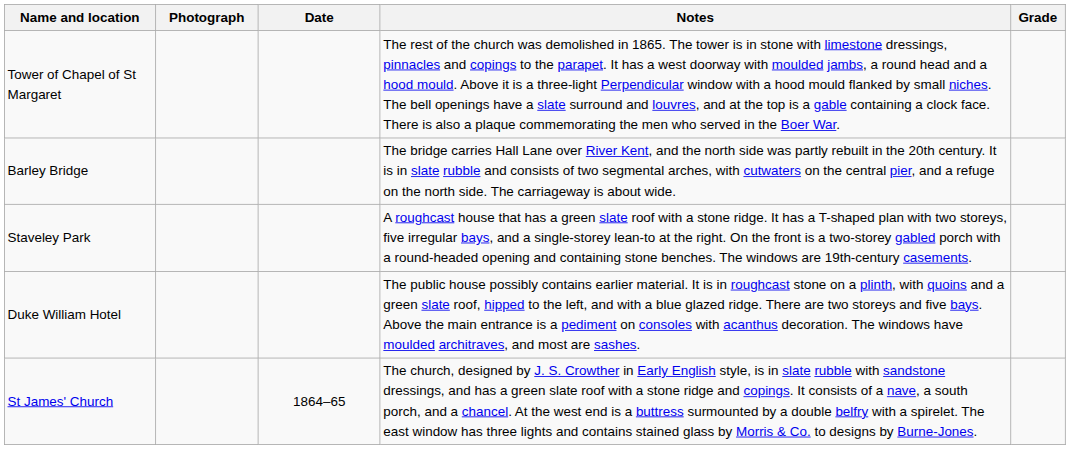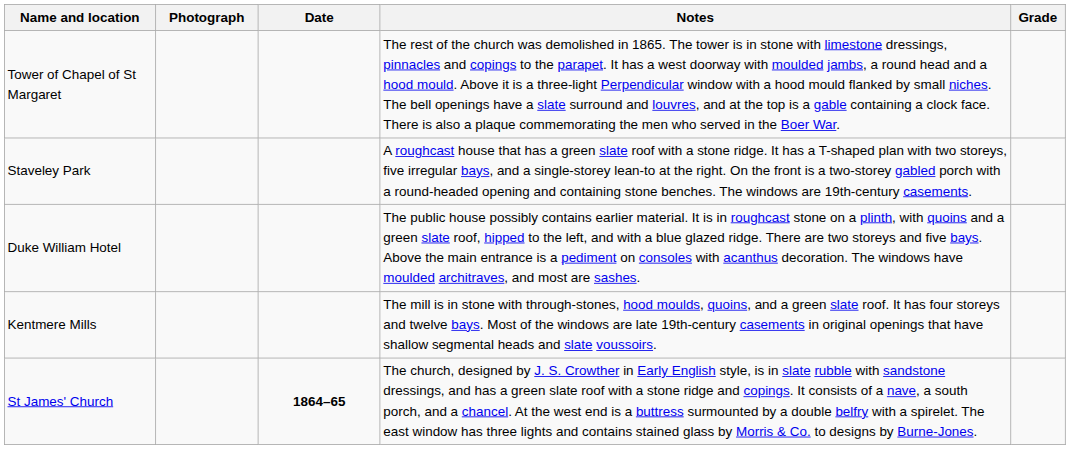- row: (48, 171)
+ row: (52, 324)
(319, 401) normal -> (319, 401) bold
